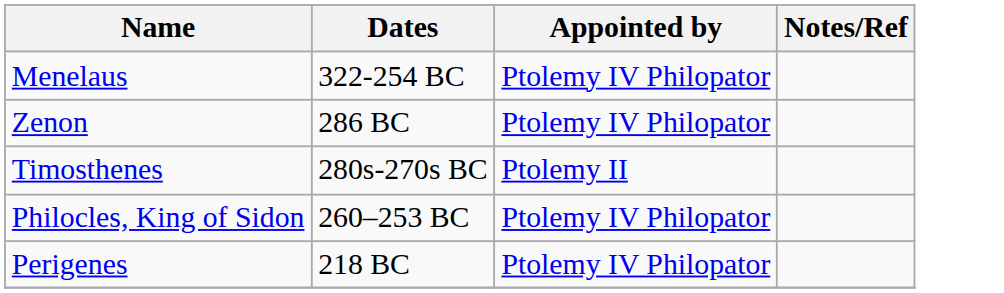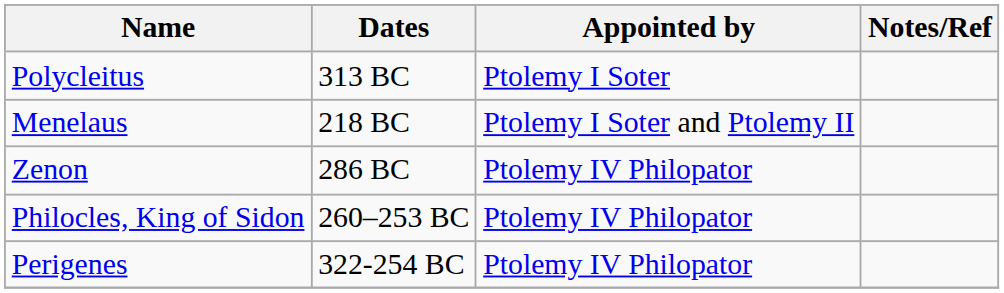+ row: (78, 75)
(391, 75) 322-254 BC -> (364, 122) 218 BC
(636, 75) Ptolemy IV Philopator -> (669, 122) Ptolemy I Soter and Ptolemy II
- row: (87, 169)
(364, 264) 218 BC -> (391, 264) 322-254 BC
